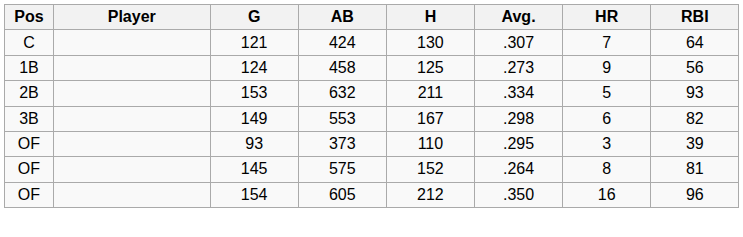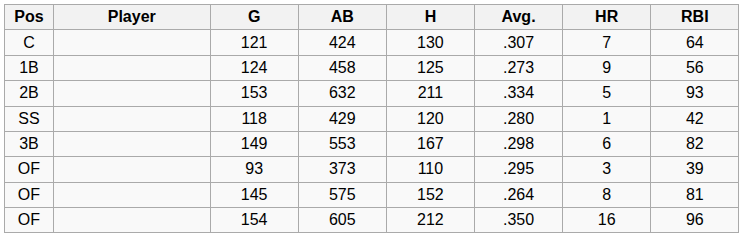+ row: (254, 118)
